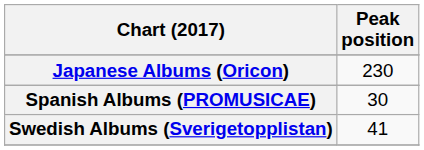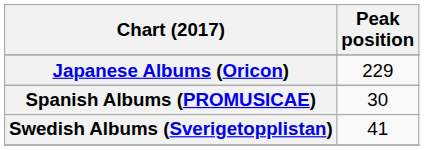(378, 70) 230 -> (378, 70) 229
